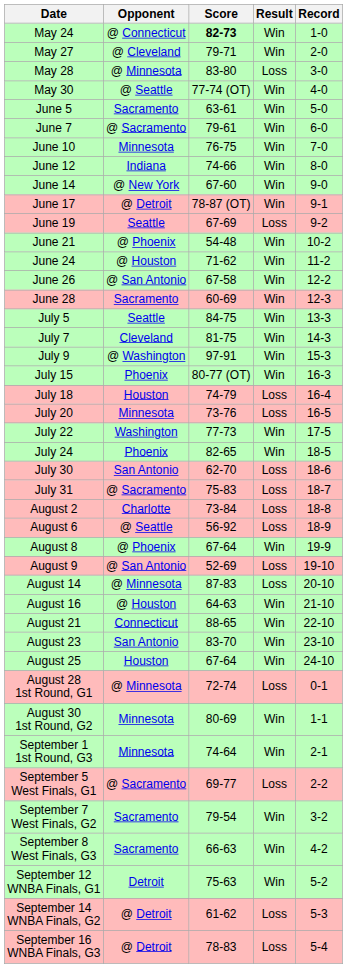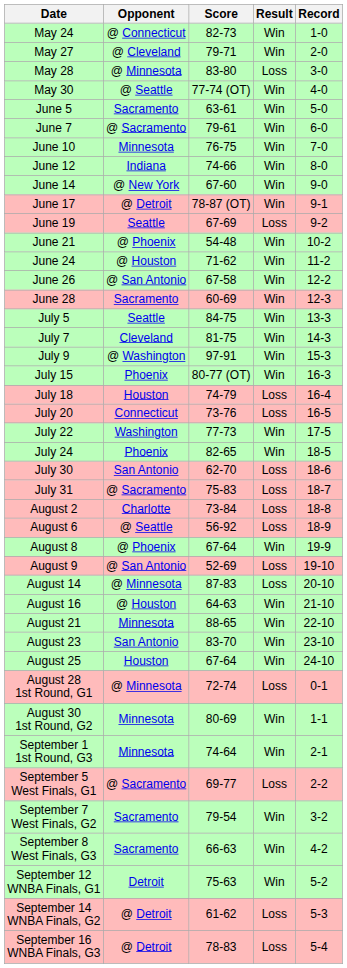(221, 33) bold -> (221, 33) normal
(146, 413) Minnesota -> (146, 413) Connecticut
(146, 623) Connecticut -> (146, 623) Minnesota
